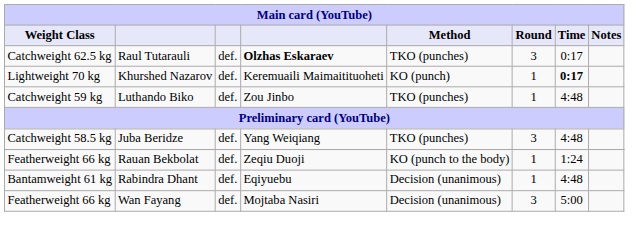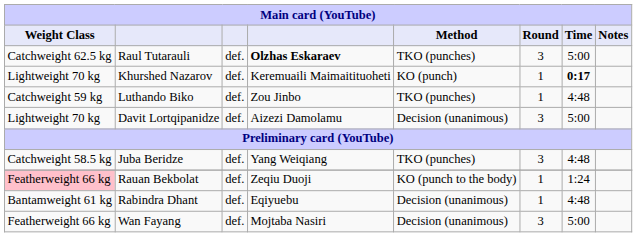(572, 55) 0:17 -> (579, 55) 5:00
+ row: (169, 117)
(59, 159) no background -> (59, 180) pink background
